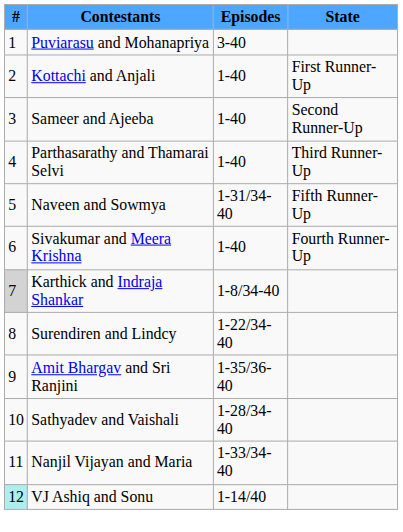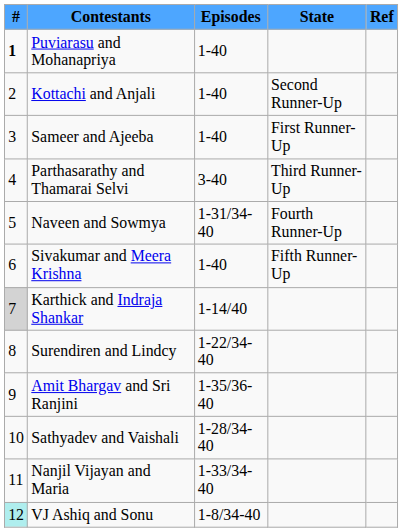+ column: (382, 17)
(12, 42) normal -> (12, 51) bold
(231, 42) 3-40 -> (212, 51) 1-40
(334, 76) First Runner-Up -> (306, 94) Second Runner-Up
(327, 119) Second Runner-Up -> (313, 136) First Runner-Up
(231, 162) 1-40 -> (212, 179) 3-40
(335, 205) Fifth Runner-Up -> (306, 222) Fourth Runner-Up
(341, 247) Fourth Runner-Up -> (314, 265) Fifth Runner-Up
(248, 290) 1-8/34-40 -> (222, 308) 1-14/40
(242, 496) 1-14/40 -> (229, 514) 1-8/34-40
